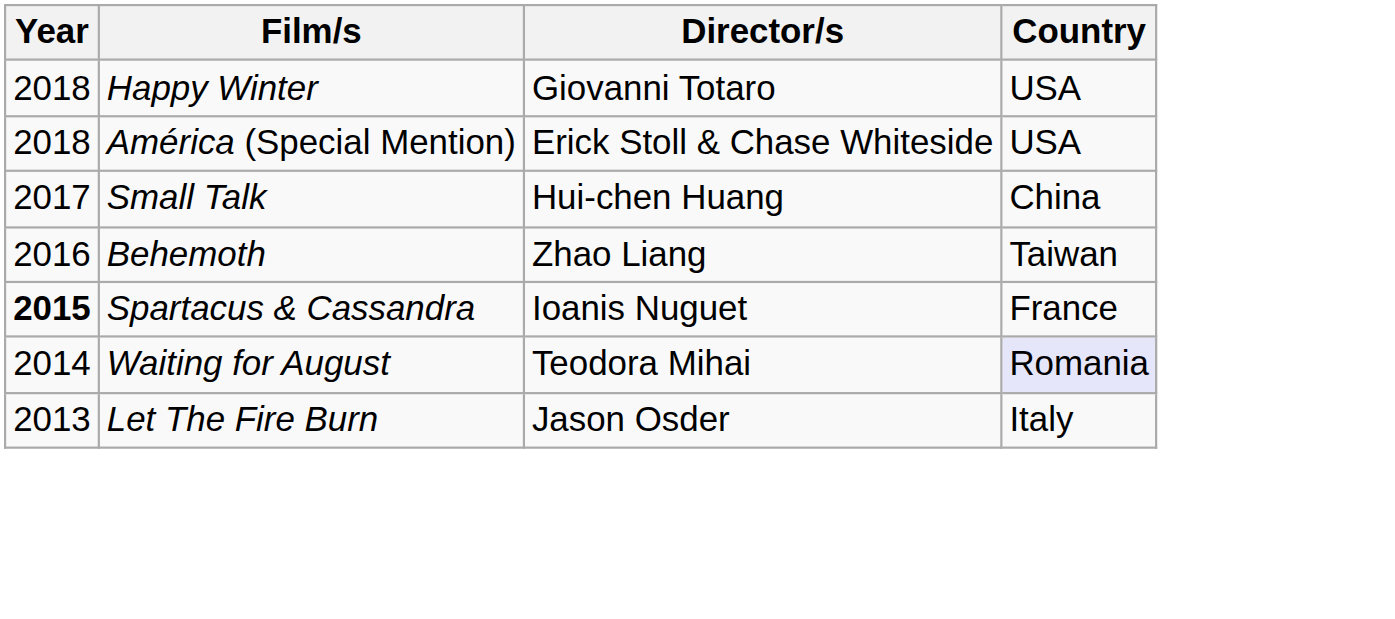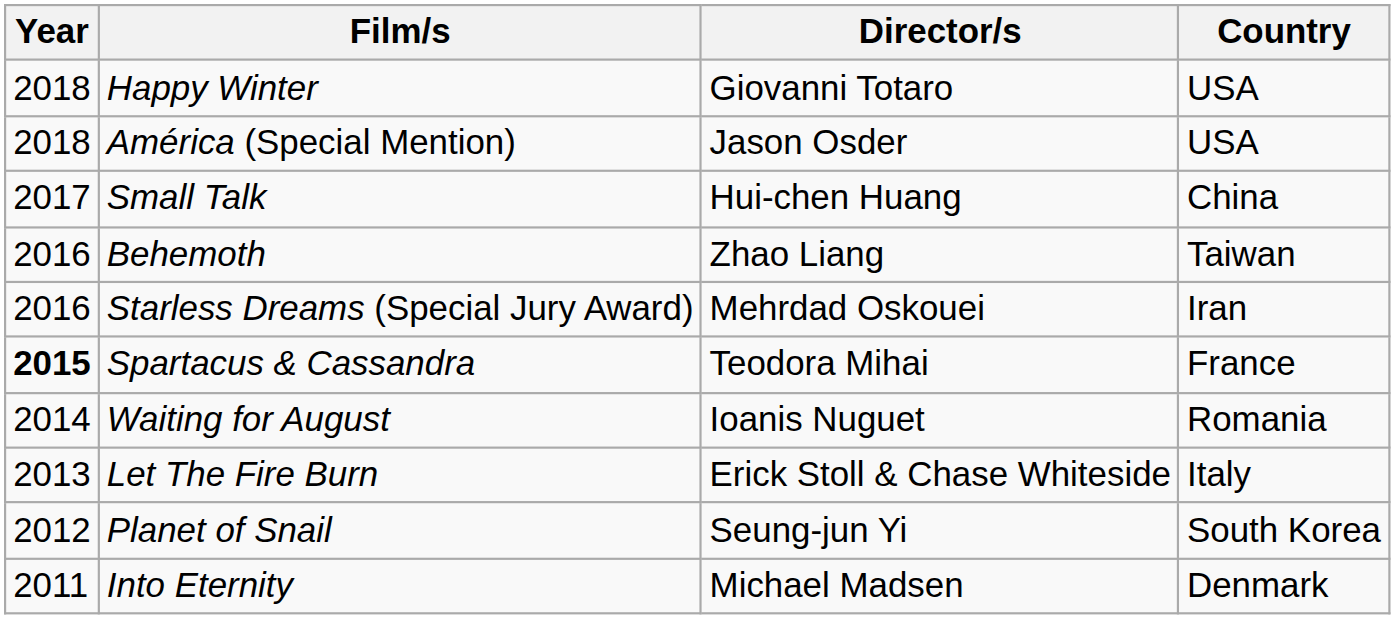(763, 142) Erick Stoll & Chase Whiteside -> (808, 142) Jason Osder
+ row: (400, 308)
(640, 308) Ioanis Nuguet -> (819, 364) Teodora Mihai
(641, 364) Teodora Mihai -> (817, 419) Ioanis Nuguet
(1079, 364) lavender background -> (1257, 419) no background
(631, 419) Jason Osder -> (940, 474) Erick Stoll & Chase Whiteside
+ row: (219, 530)
+ row: (200, 585)
